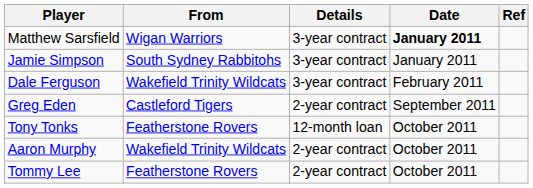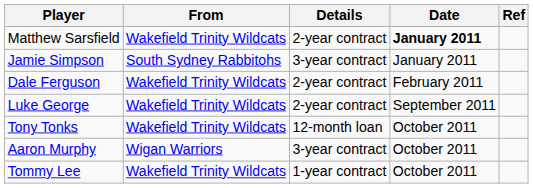(174, 37) Wigan Warriors -> (206, 37) Wakefield Trinity Wildcats
(339, 37) 3-year contract -> (339, 37) 2-year contract
(339, 82) 3-year contract -> (339, 82) 2-year contract
- row: (42, 104)
+ row: (48, 104)
(192, 127) Featherstone Rovers -> (206, 127) Wakefield Trinity Wildcats
(206, 149) Wakefield Trinity Wildcats -> (174, 149) Wigan Warriors
(339, 149) 2-year contract -> (339, 149) 3-year contract
(192, 171) Featherstone Rovers -> (206, 171) Wakefield Trinity Wildcats
(339, 171) 2-year contract -> (339, 171) 1-year contract
